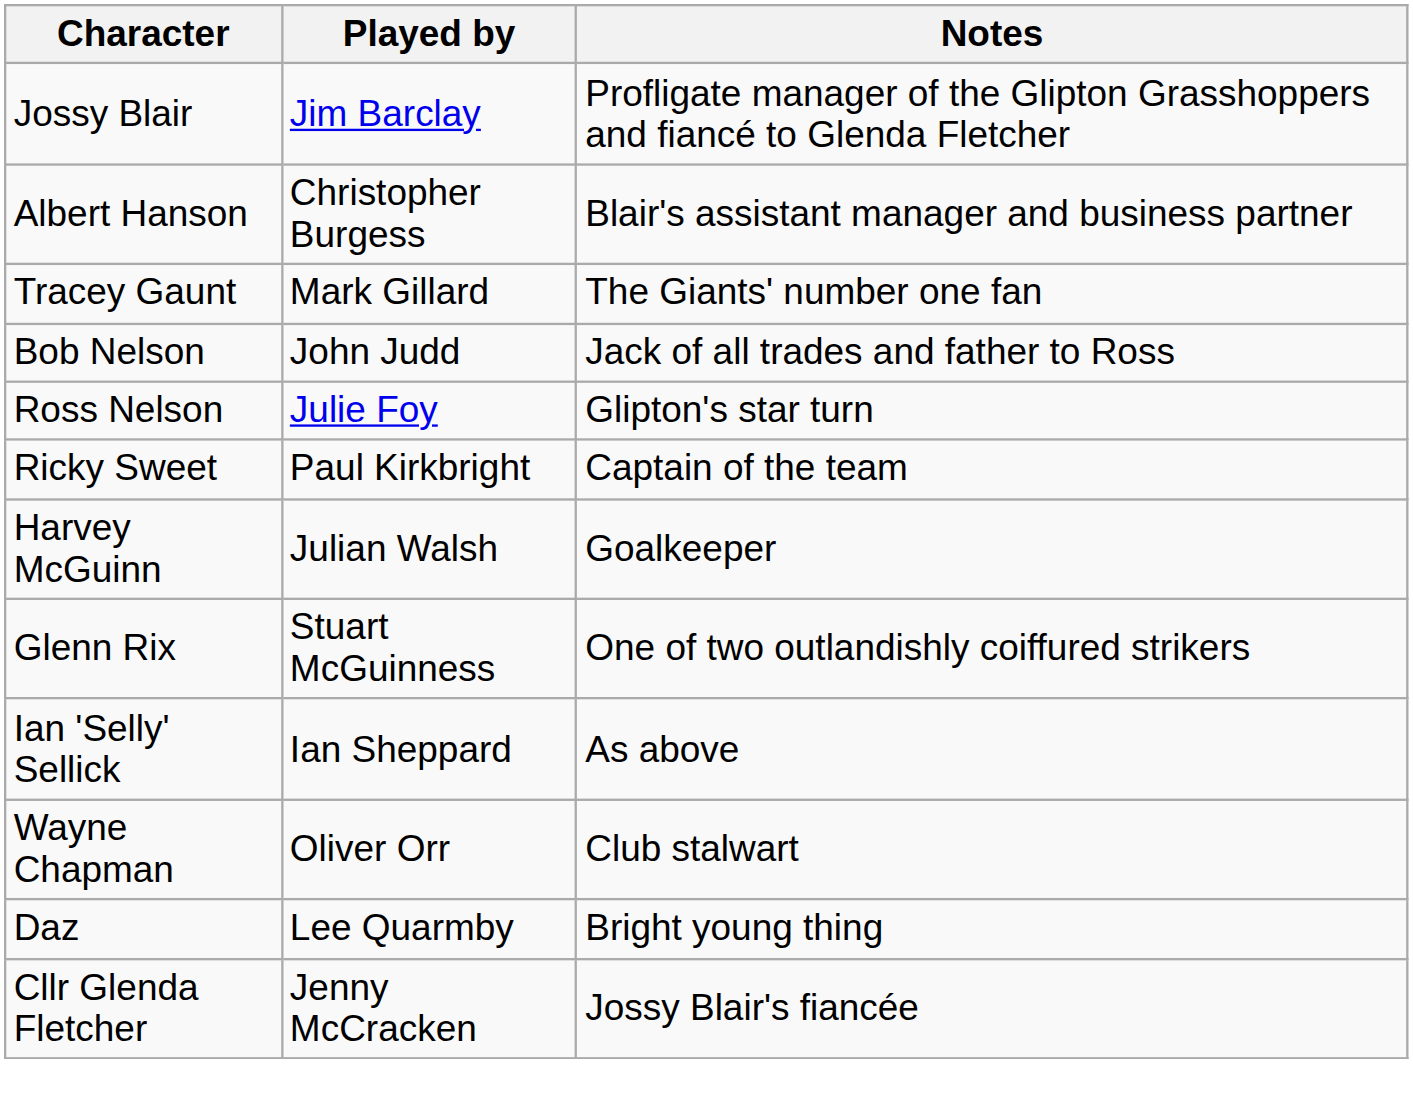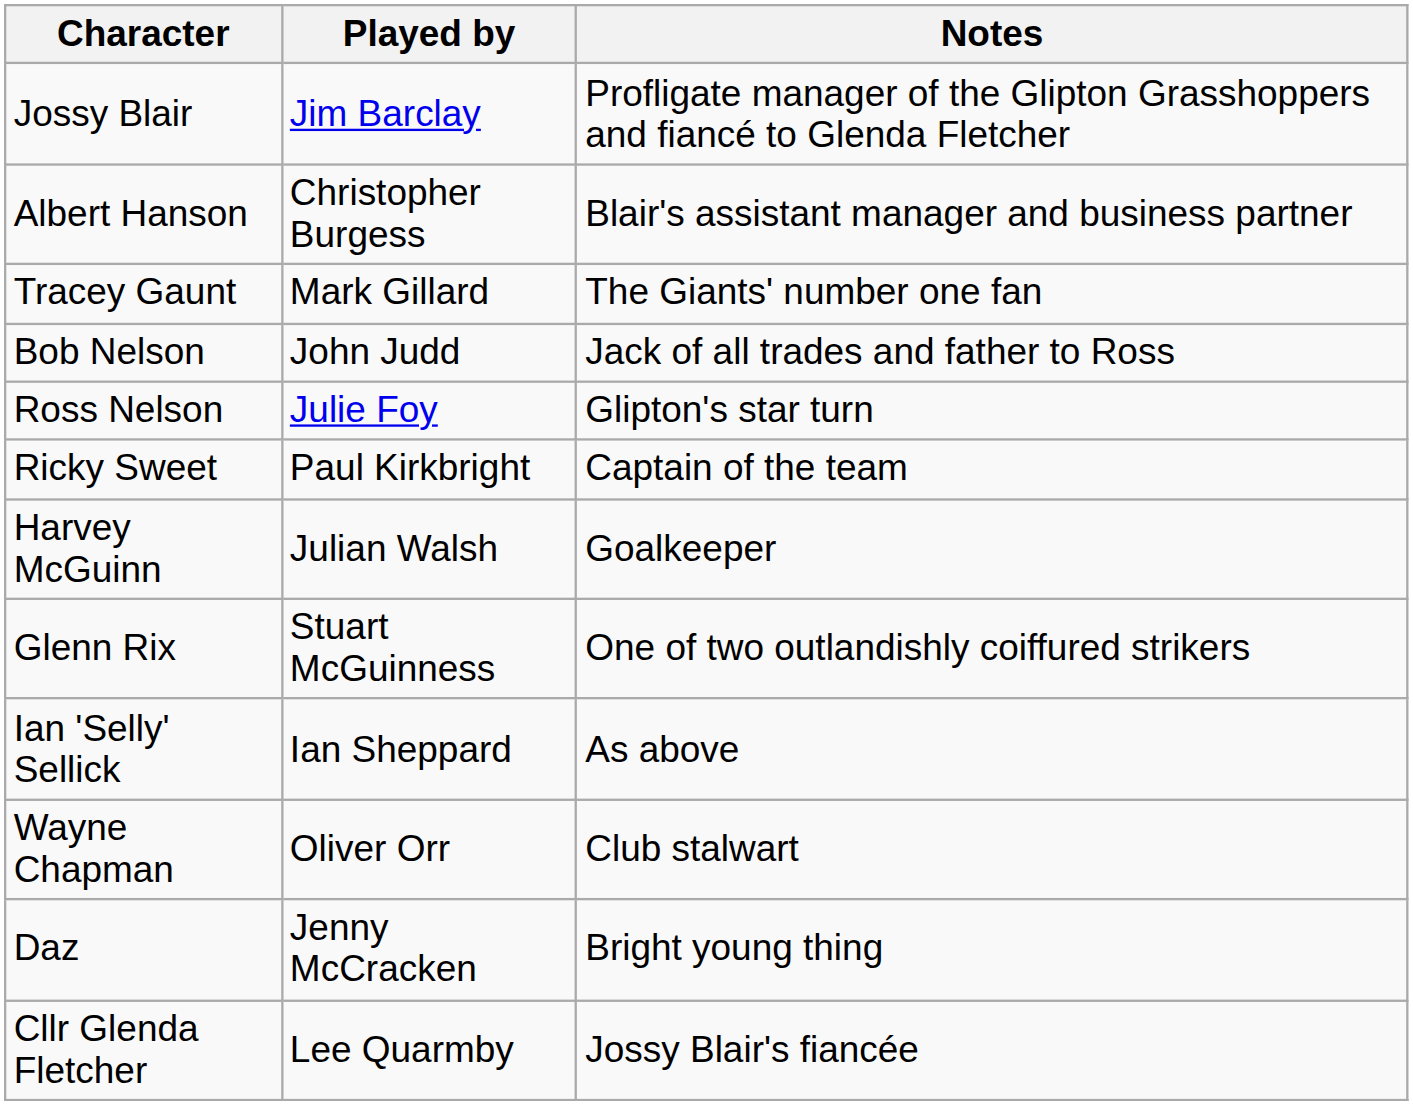(402, 928) Lee Quarmby -> (383, 948) Jenny McCracken
(383, 1007) Jenny McCracken -> (402, 1049) Lee Quarmby
